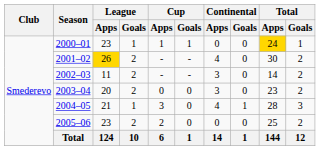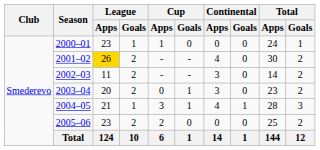(189, 43) 1 -> (189, 43) 0
(272, 43) gold background -> (272, 43) no background
(189, 91) 0 -> (189, 91) 1
(189, 106) 0 -> (189, 106) 1
